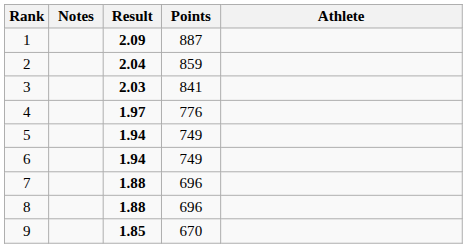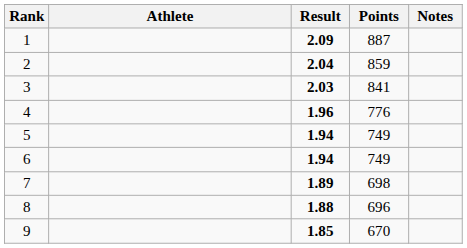columns swapped: (341, 16) <-> (76, 16)
(132, 111) 1.97 -> (320, 111) 1.96
(132, 183) 1.88 -> (320, 183) 1.89
(191, 183) 696 -> (379, 183) 698
